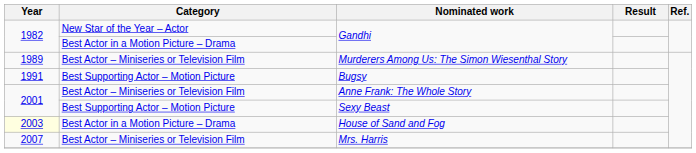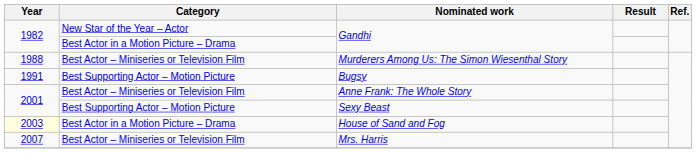(32, 60) 1989 -> (32, 60) 1988
